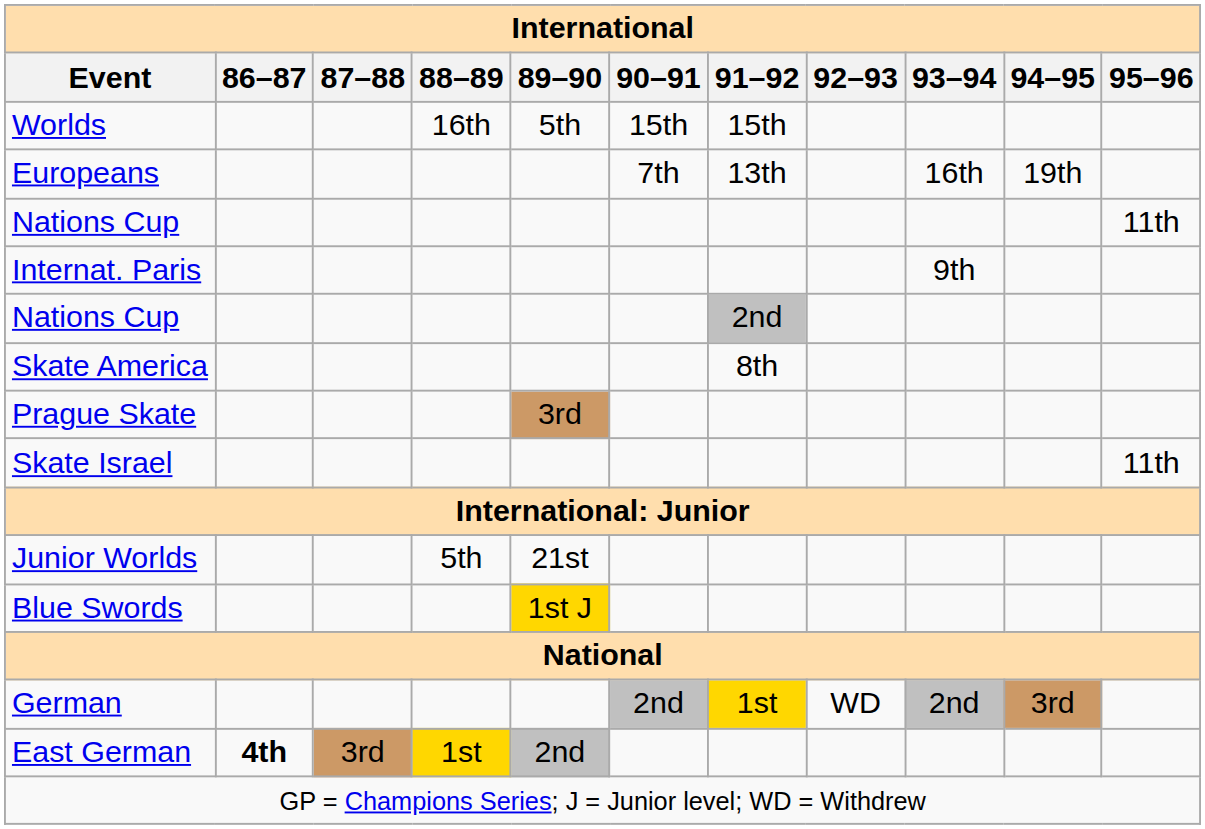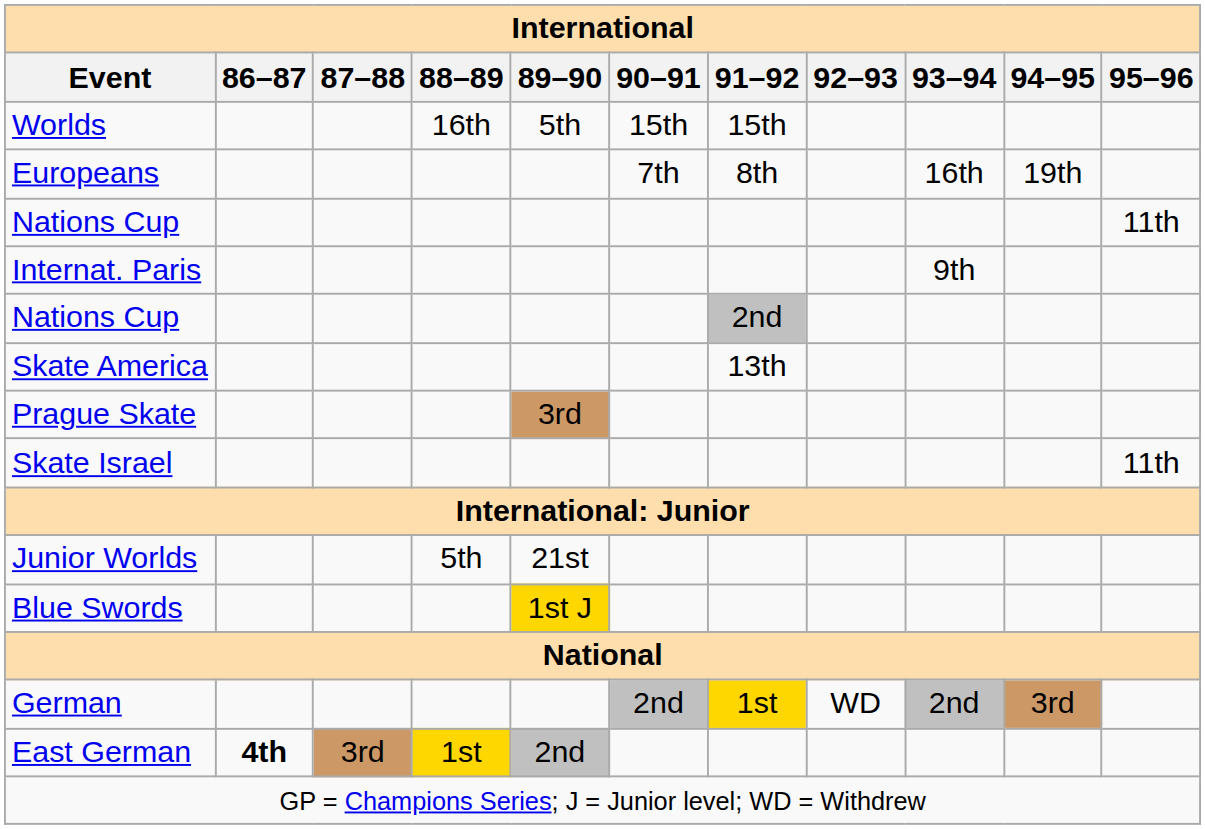(757, 173) 13th -> (757, 173) 8th
(757, 366) 8th -> (757, 366) 13th
